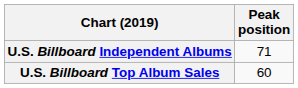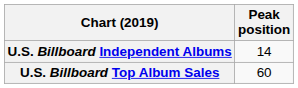(264, 51) 71 -> (264, 51) 14
